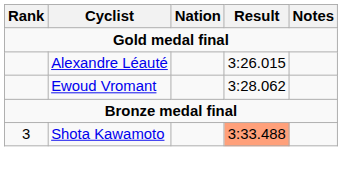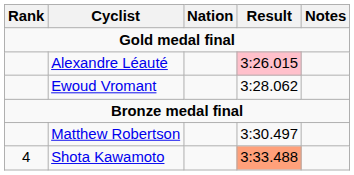(257, 63) no background -> (269, 63) pink background
+ row: (116, 134)
(26, 134) 3 -> (26, 157) 4
